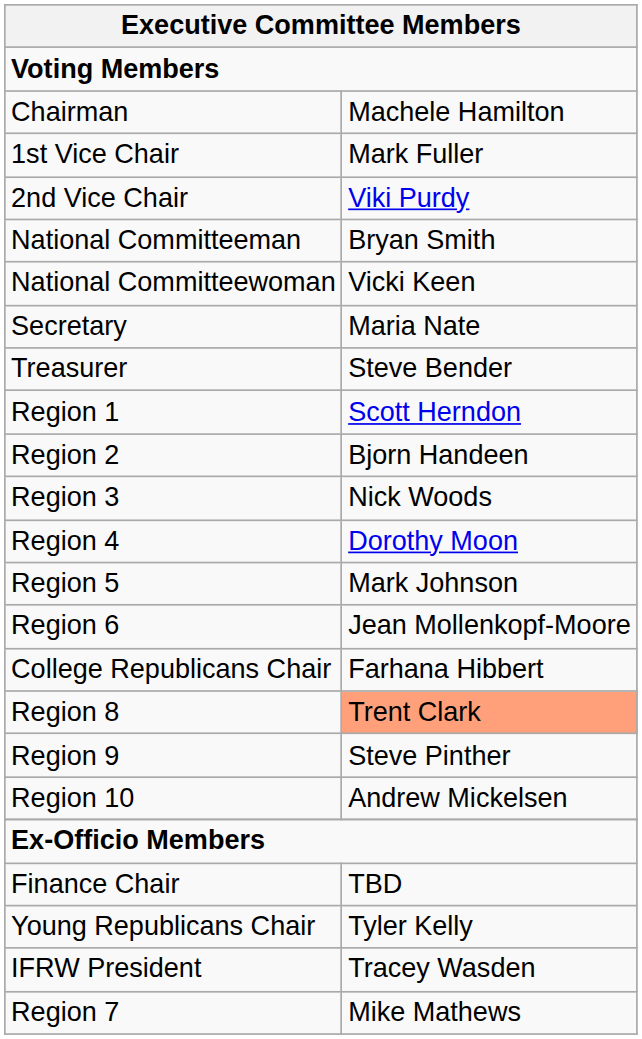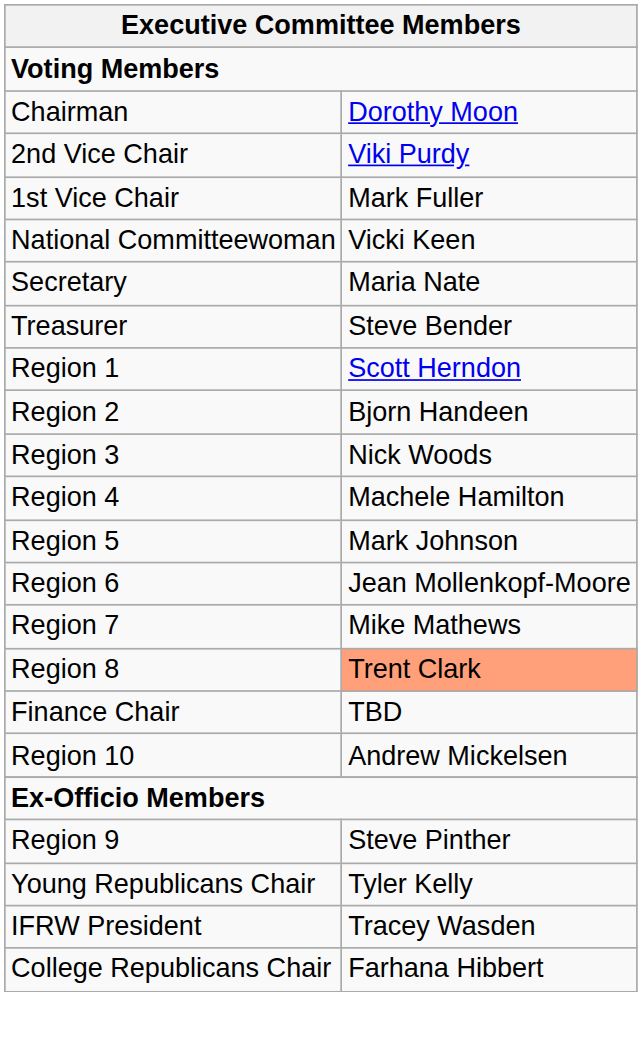(456, 111) Machele Hamilton -> (433, 111) Dorothy Moon
rows swapped: (95, 154) <-> (100, 197)
- row: (156, 240)
(433, 540) Dorothy Moon -> (456, 497) Machele Hamilton
rows swapped: (65, 1012) <-> (171, 669)
rows swapped: (65, 754) <-> (95, 883)
